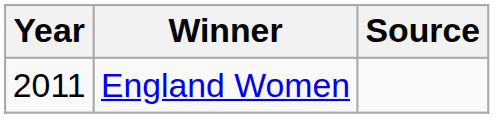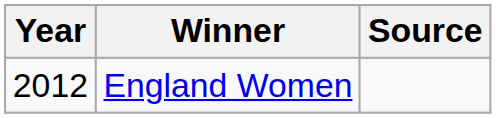(49, 84) 2011 -> (50, 84) 2012
